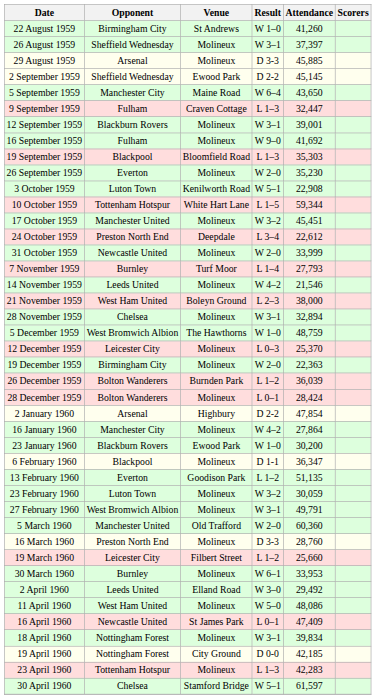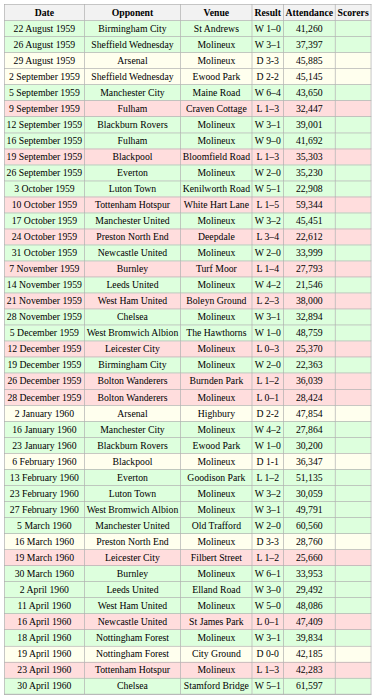(309, 525) 60,360 -> (309, 525) 60,560
